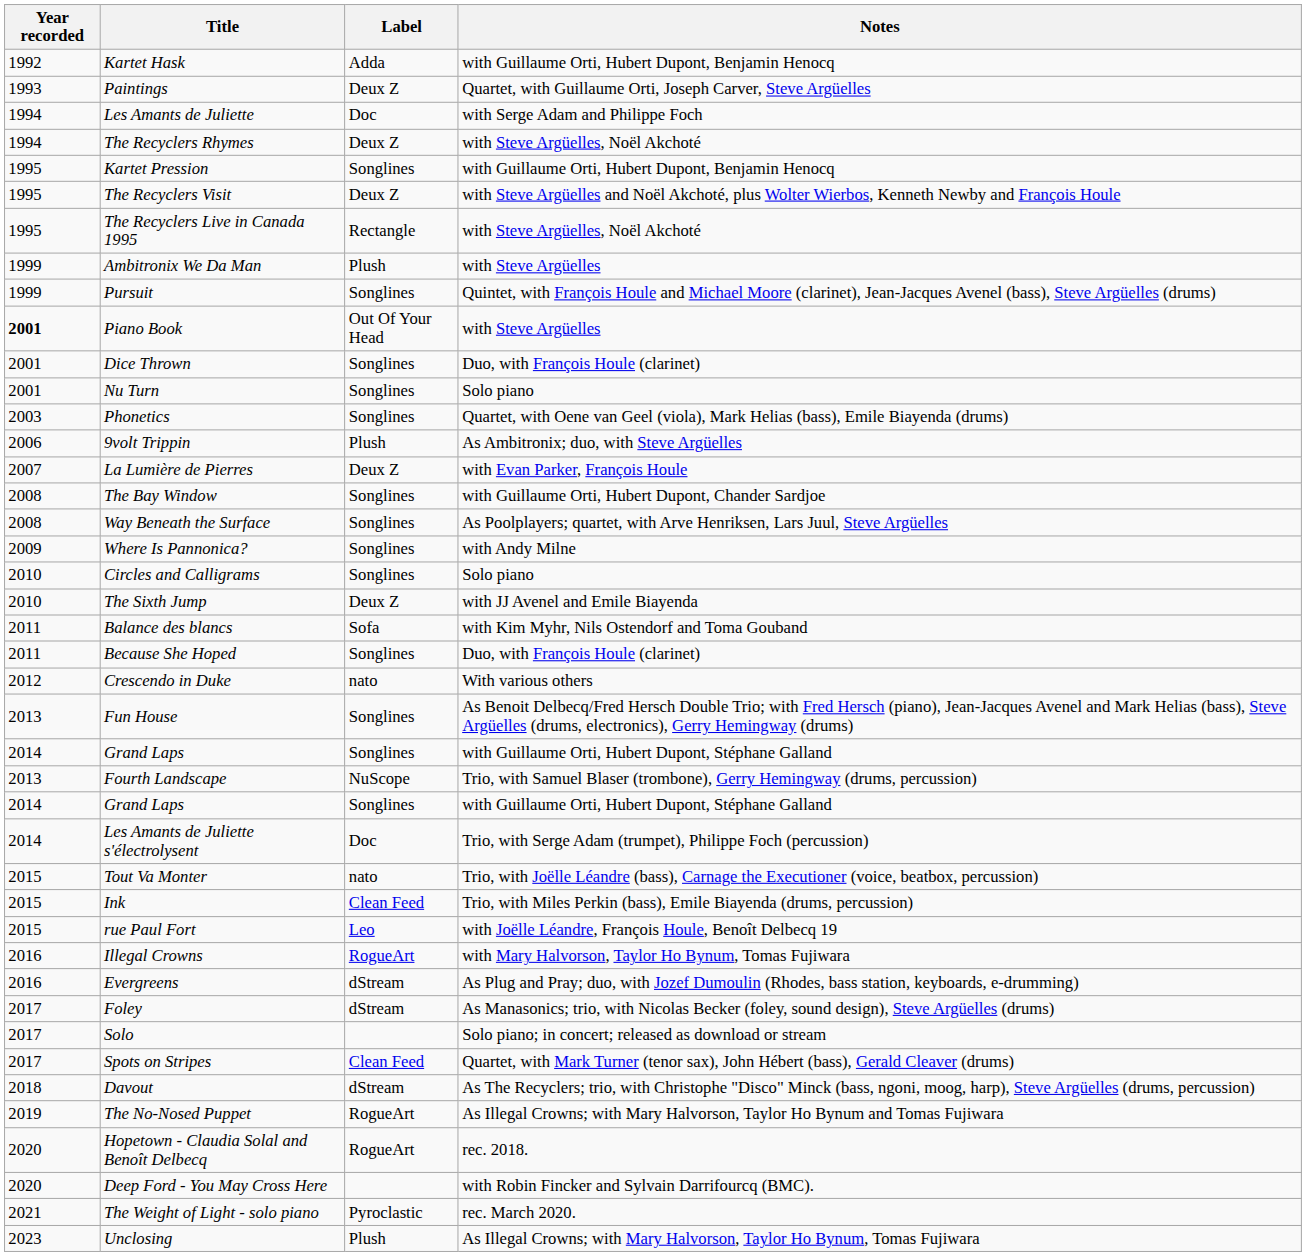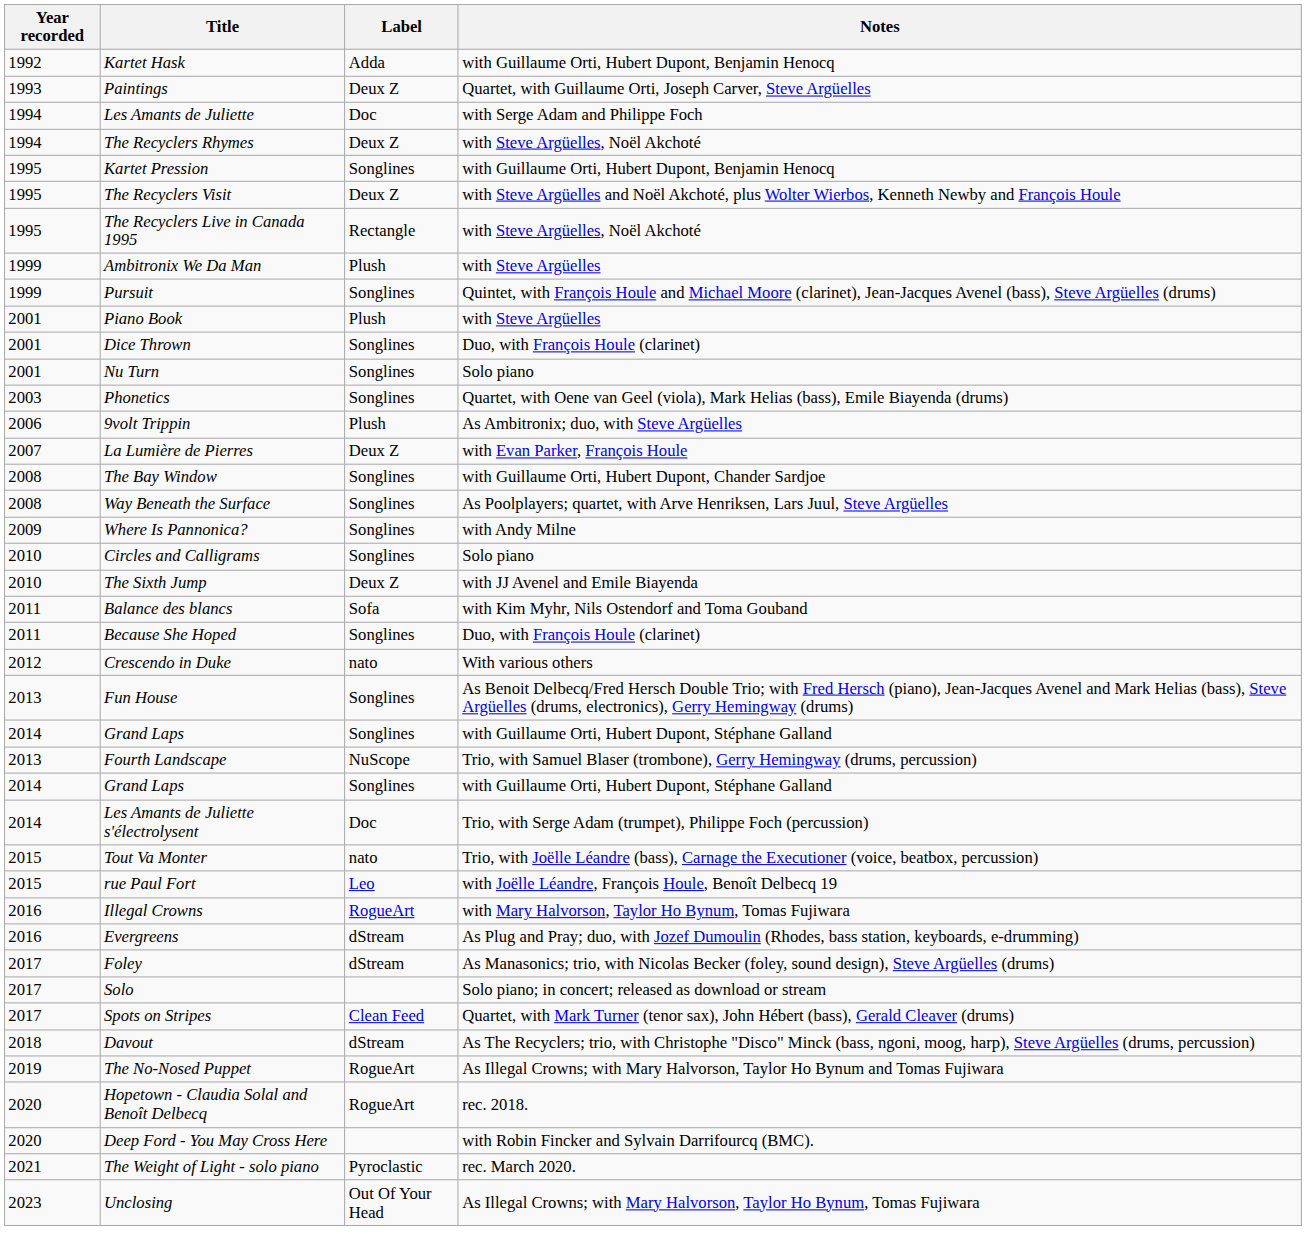(25, 328) bold -> (25, 319) normal
(390, 328) Out Of Your Head -> (367, 319) Plush
- row: (115, 902)
(367, 1238) Plush -> (390, 1202) Out Of Your Head
